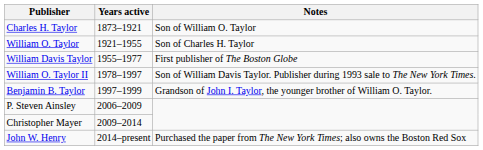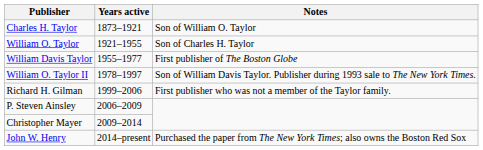- row: (46, 91)
+ row: (44, 91)
